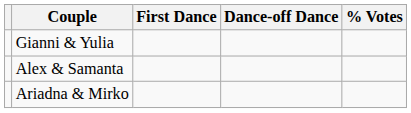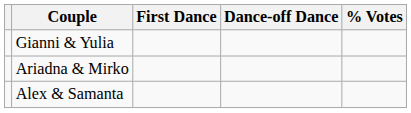rows swapped: (70, 68) <-> (72, 94)
